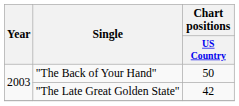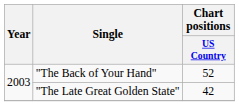(208, 73) 50 -> (208, 73) 52
